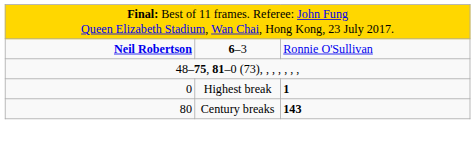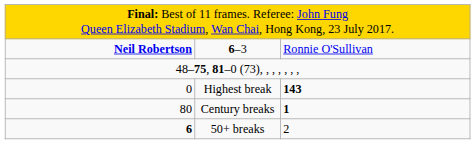(286, 89) 1 -> (292, 89) 143
(292, 109) 143 -> (286, 109) 1
+ row: (238, 129)
